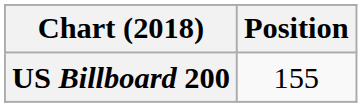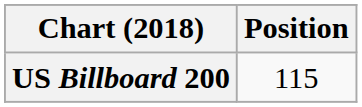(296, 76) 155 -> (296, 76) 115
